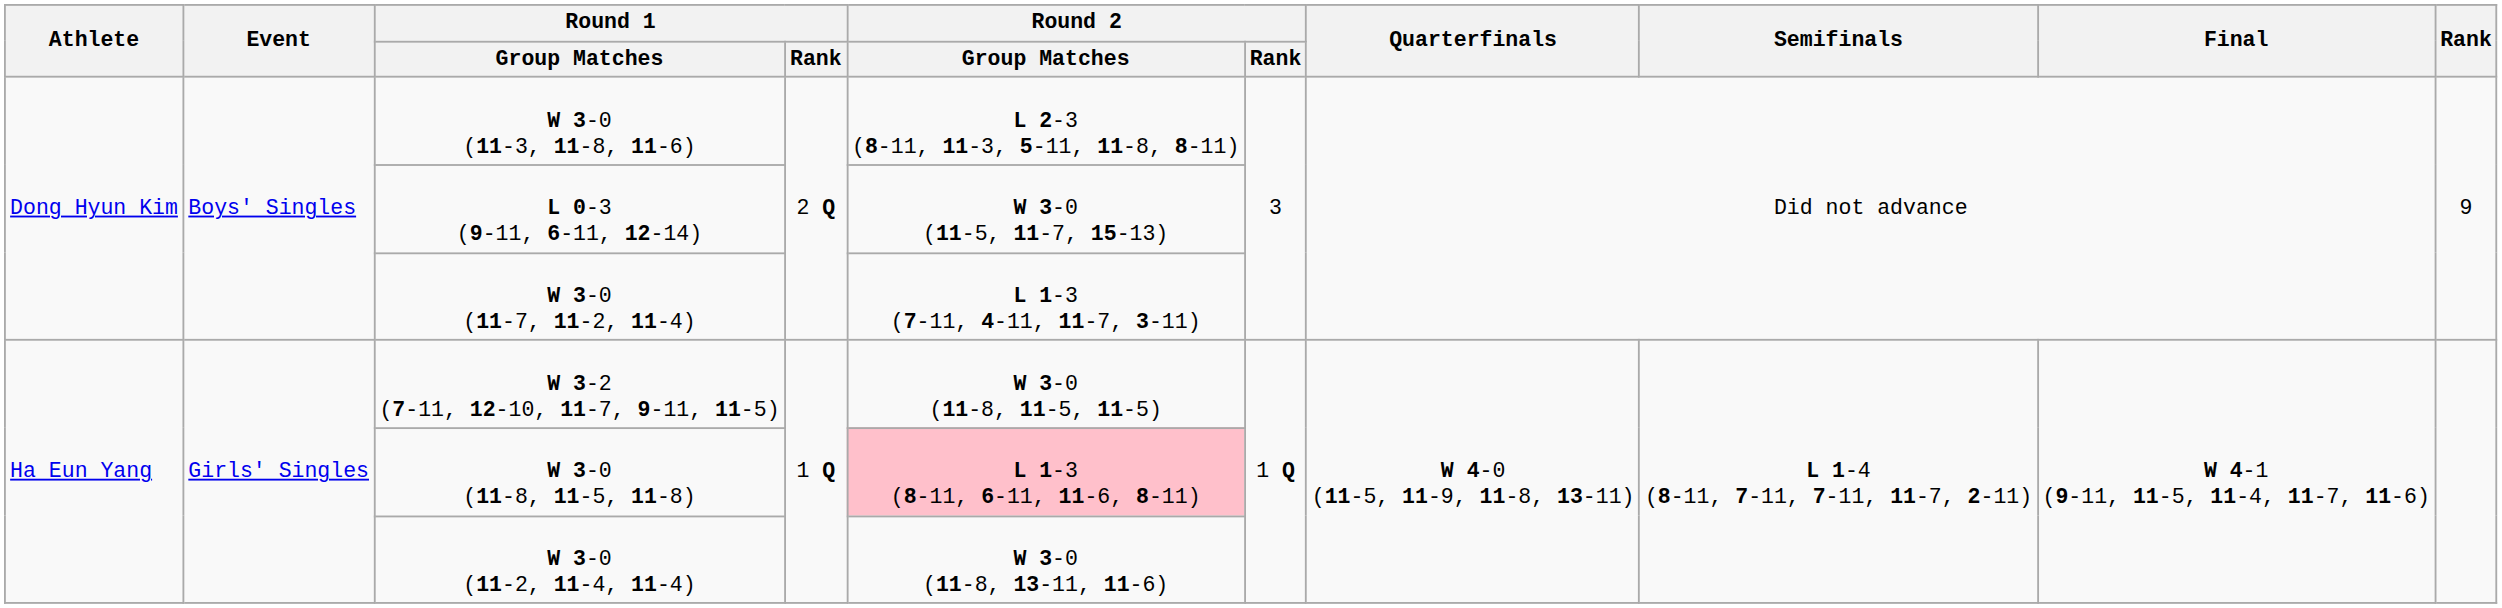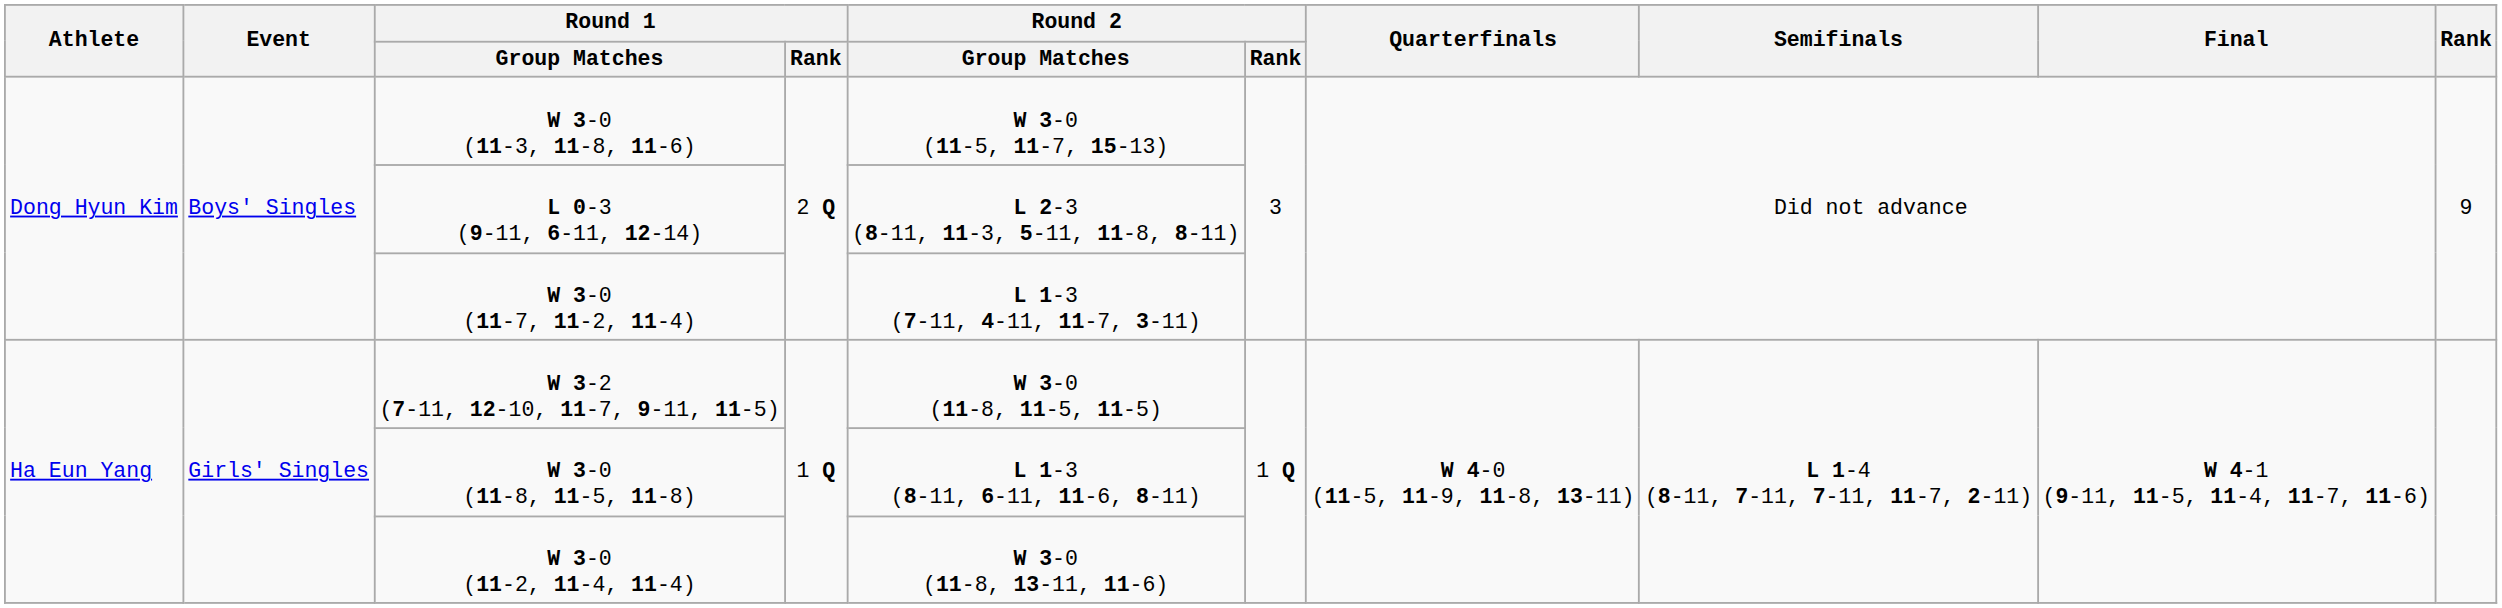(1046, 134) L 2-3 (8-11, 11-3, 5-11, 11-8, 8-11) -> (1046, 134) W 3-0 (11-5, 11-7, 15-13)
(1046, 221) W 3-0 (11-5, 11-7, 15-13) -> (1046, 221) L 2-3 (8-11, 11-3, 5-11, 11-8, 8-11)
(1046, 484) pink background -> (1046, 484) no background
